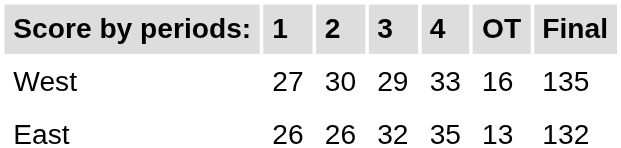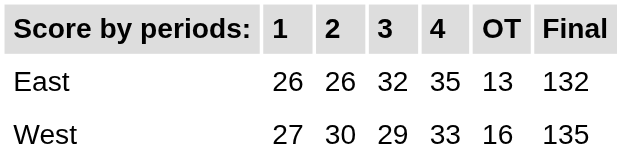rows swapped: (41, 134) <-> (45, 81)
